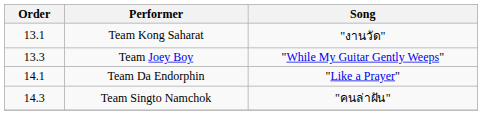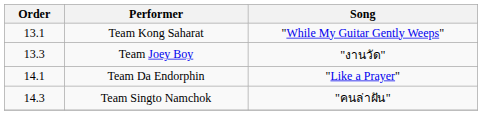(363, 36) "งานวัด" -> (363, 33) "While My Guitar Gently Weeps"
(363, 57) "While My Guitar Gently Weeps" -> (363, 55) "งานวัด"
